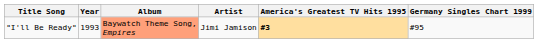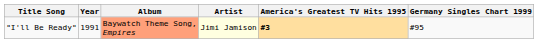(90, 28) 1993 -> (90, 28) 1991
(229, 28) no background -> (229, 28) lightyellow background
